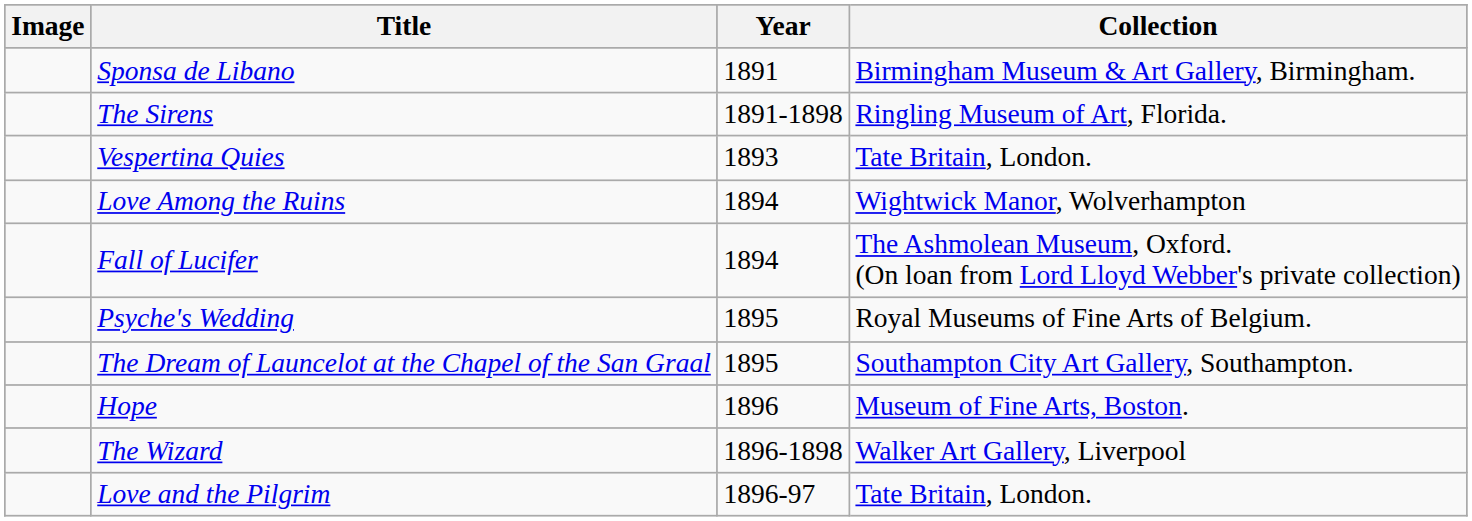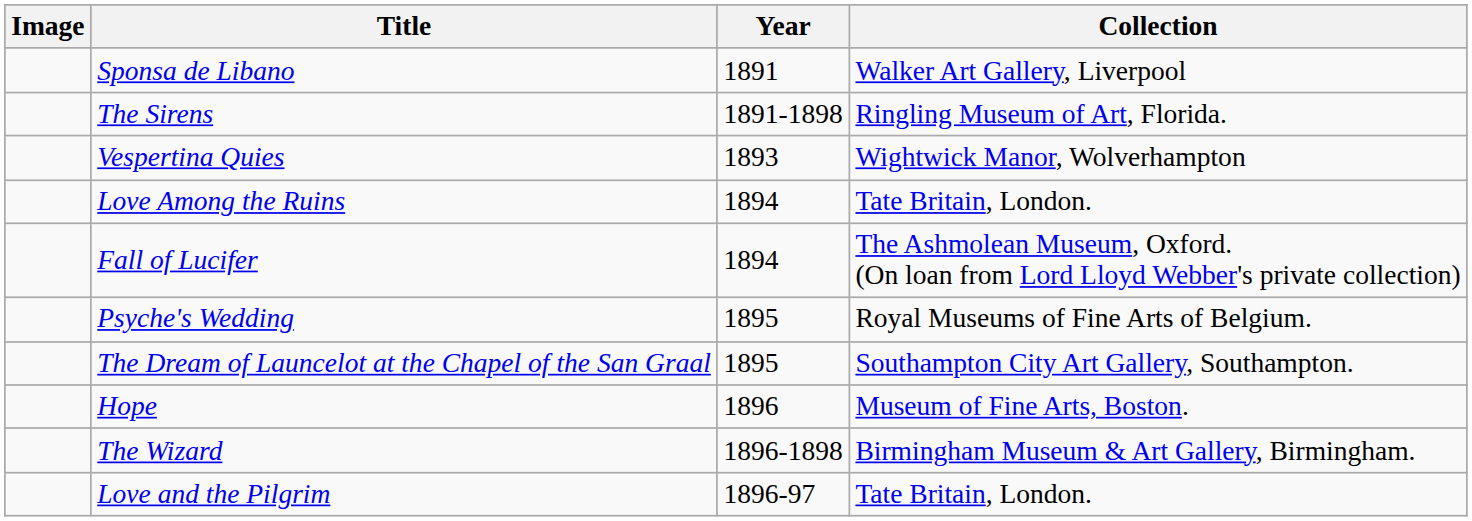(1135, 69) Birmingham Museum & Art Gallery, Birmingham. -> (1021, 69) Walker Art Gallery, Liverpool
(974, 157) Tate Britain, London. -> (1051, 157) Wightwick Manor, Wolverhampton
(1051, 200) Wightwick Manor, Wolverhampton -> (974, 200) Tate Britain, London.
(1021, 450) Walker Art Gallery, Liverpool -> (1135, 450) Birmingham Museum & Art Gallery, Birmingham.
